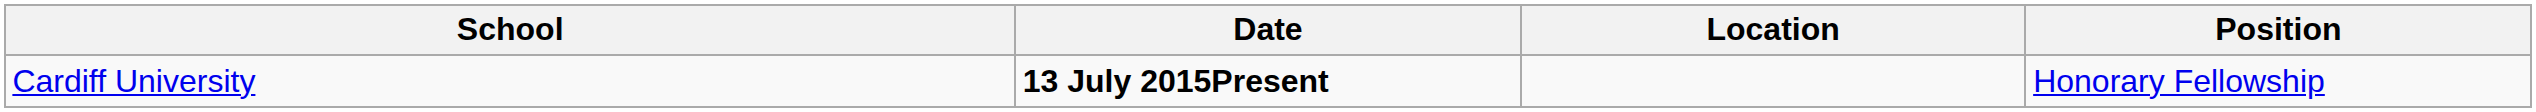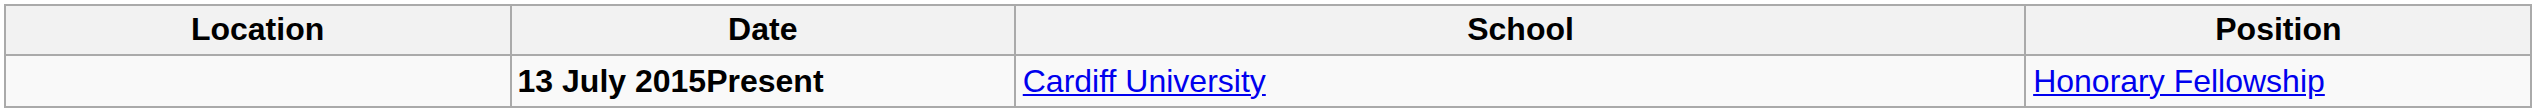columns swapped: (1773, 29) <-> (510, 29)
